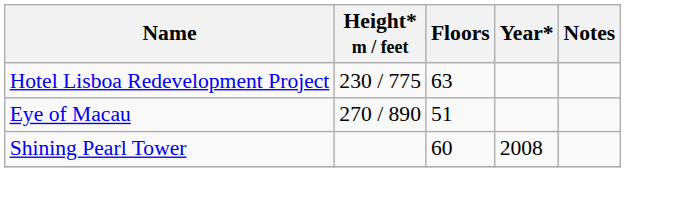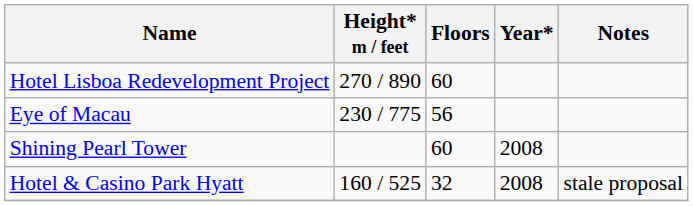(380, 80) 230 / 775 -> (380, 80) 270 / 890
(442, 80) 63 -> (442, 80) 60
(380, 114) 270 / 890 -> (380, 114) 230 / 775
(442, 114) 51 -> (442, 114) 56
+ row: (127, 182)
